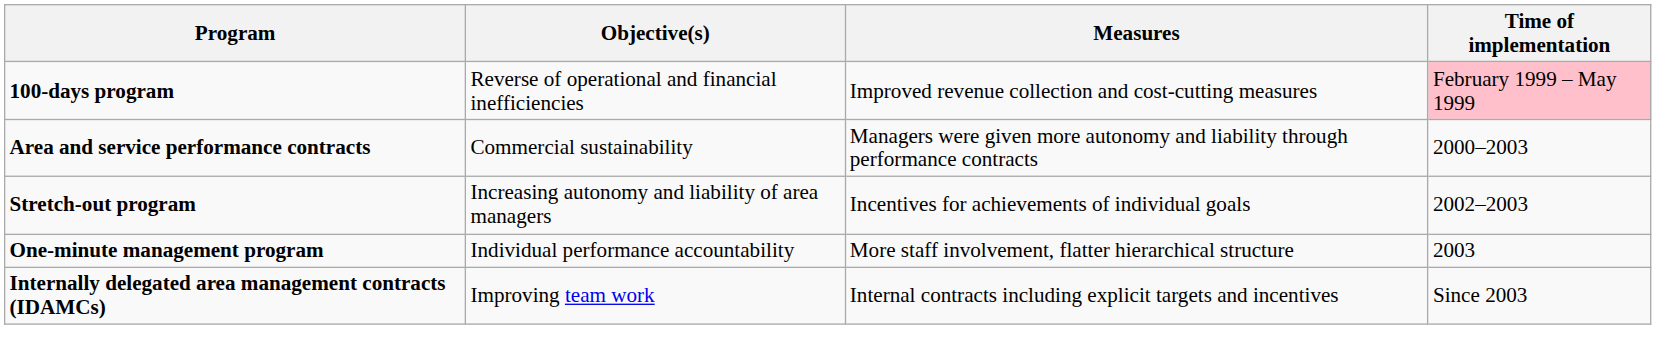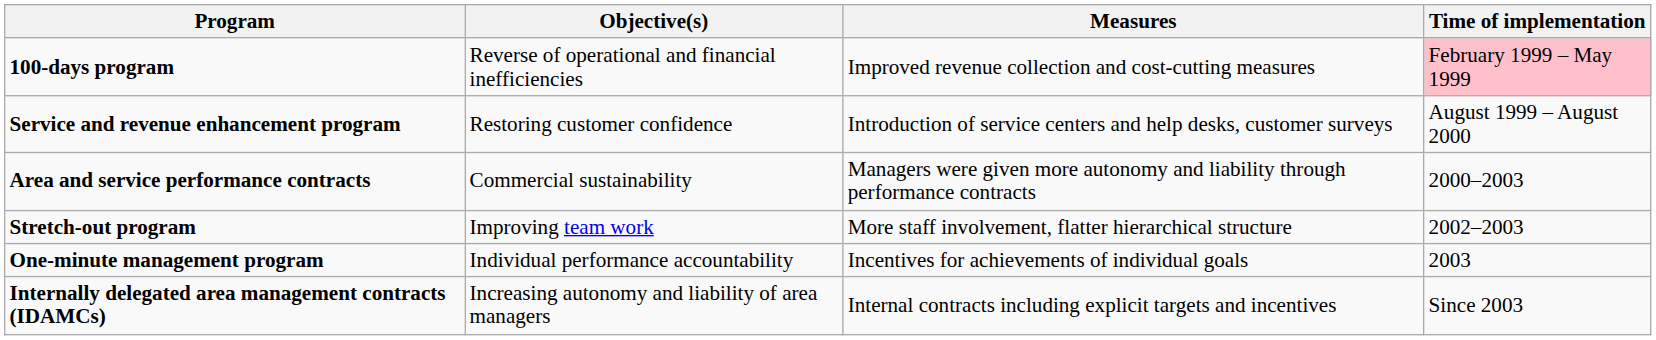+ row: (205, 123)
(644, 204) Increasing autonomy and liability of area managers -> (562, 226) Improving team work
(1050, 204) Incentives for achievements of individual goals -> (1070, 226) More staff involvement, flatter hierarchical structure
(1072, 250) More staff involvement, flatter hierarchical structure -> (1048, 260) Incentives for achievements of individual goals
(563, 295) Improving team work -> (643, 305) Increasing autonomy and liability of area managers
